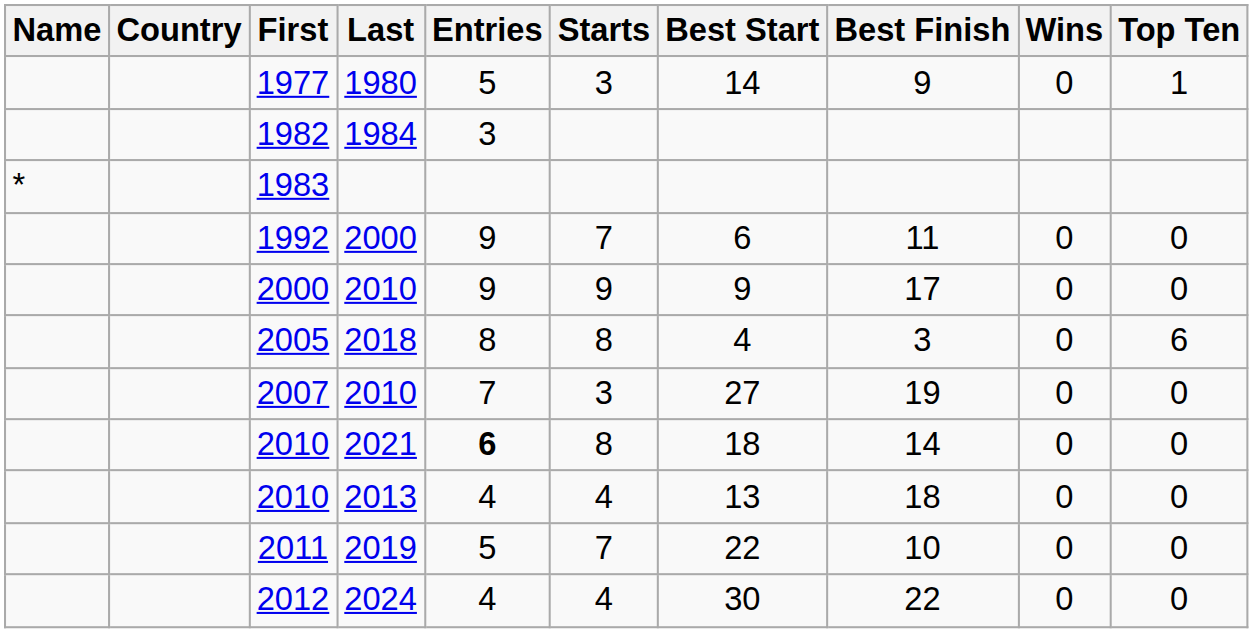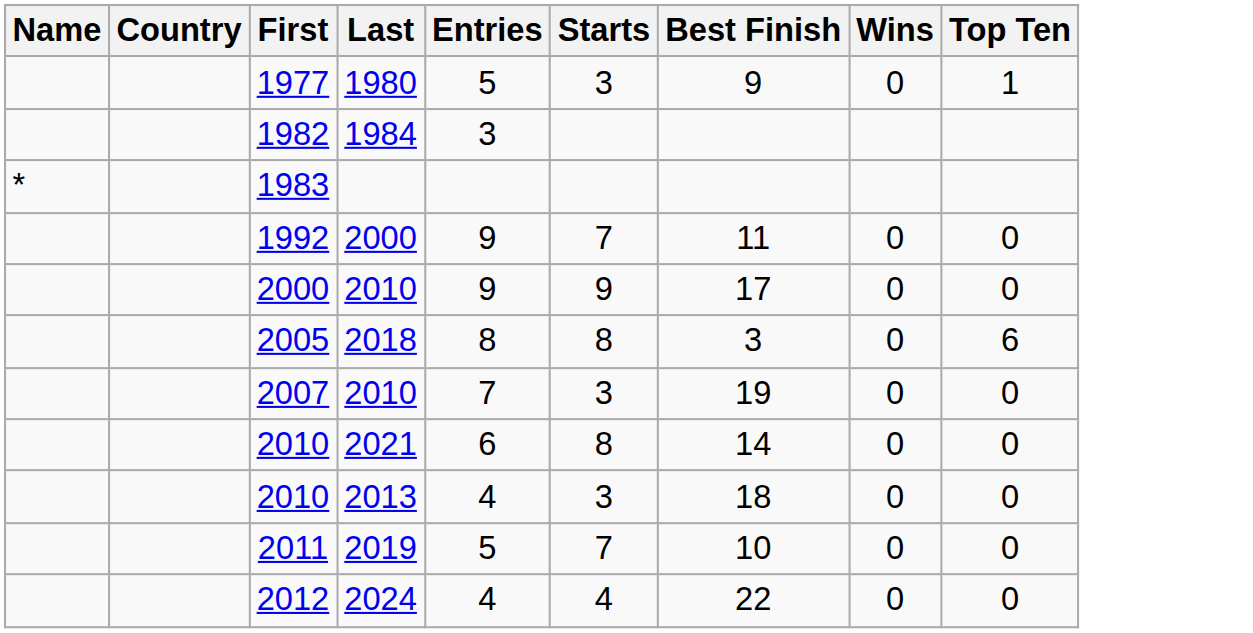- column: (742, 30)
(487, 444) bold -> (487, 444) normal
(604, 496) 4 -> (604, 496) 3
